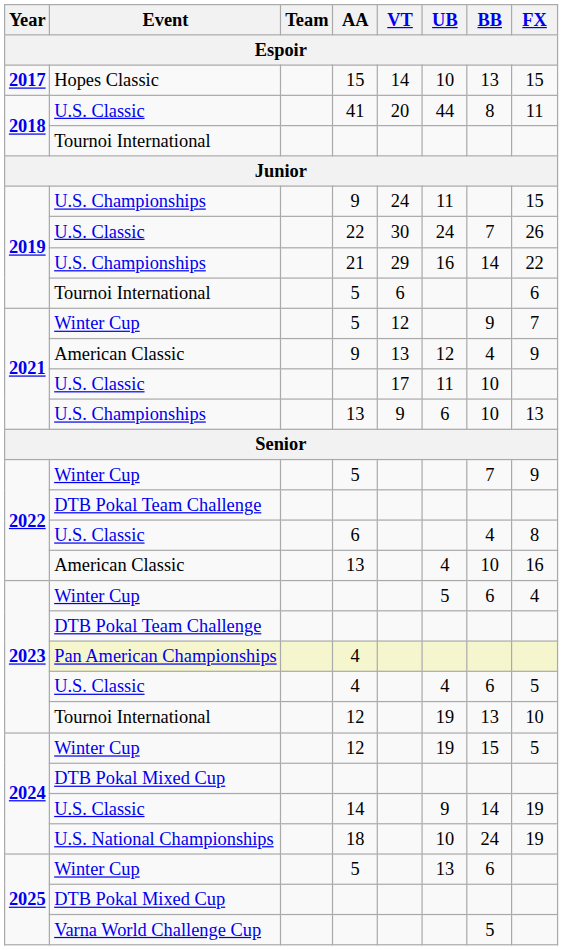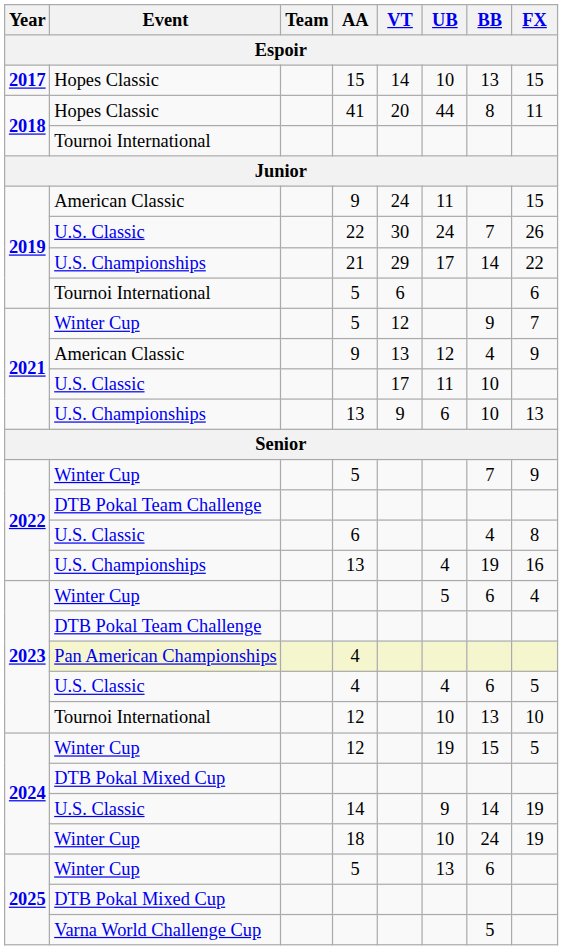(99, 110) U.S. Classic -> (107, 110) Hopes Classic
(130, 201) U.S. Championships -> (119, 201) American Classic
(445, 262) 16 -> (445, 262) 17
(119, 565) American Classic -> (130, 565) U.S. Championships
(490, 565) 10 -> (490, 565) 19
(445, 717) 19 -> (445, 717) 10
(164, 838) U.S. National Championships -> (97, 838) Winter Cup
